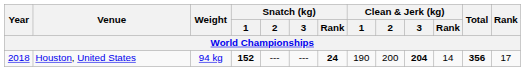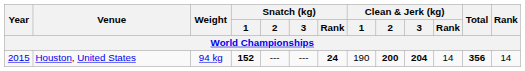(19, 58) 2018 -> (19, 58) 2015
(390, 58) normal -> (390, 58) bold
(506, 58) 17 -> (506, 58) 14
